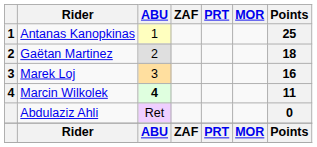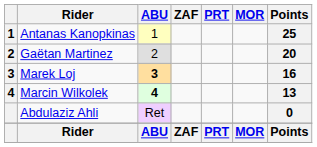(289, 53) 18 -> (289, 53) 20
(154, 73) normal -> (154, 73) bold
(289, 93) 11 -> (289, 93) 13
